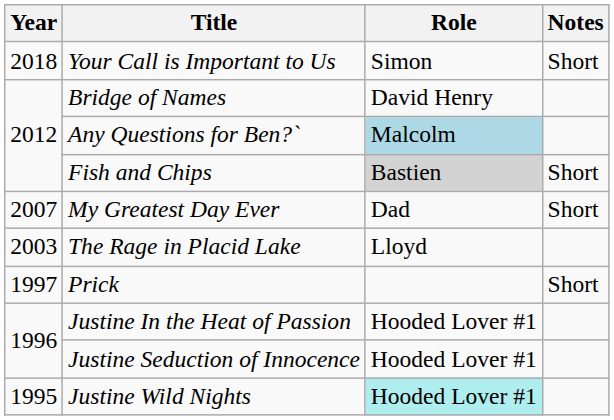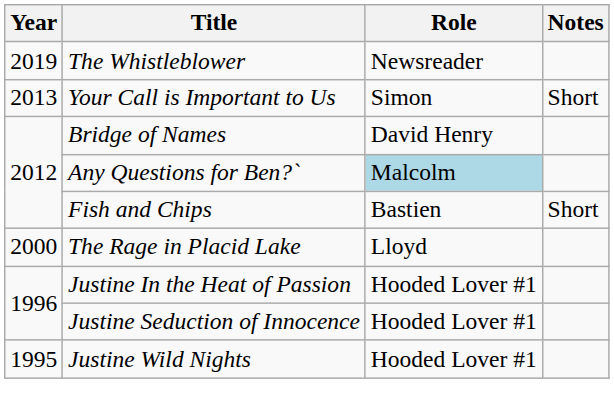+ row: (157, 60)
(34, 60) 2018 -> (34, 97) 2013
(406, 172) lightgrey background -> (406, 209) no background
- row: (174, 209)
(34, 246) 2003 -> (34, 246) 2000
- row: (94, 284)
(454, 396) paleturquoise background -> (454, 358) no background
